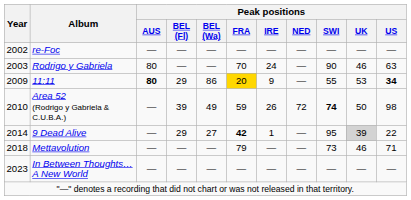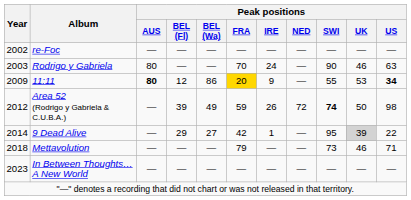(181, 81) 29 -> (181, 81) 12
(17, 107) 2010 -> (17, 107) 2012
(241, 133) bold -> (241, 133) normal
